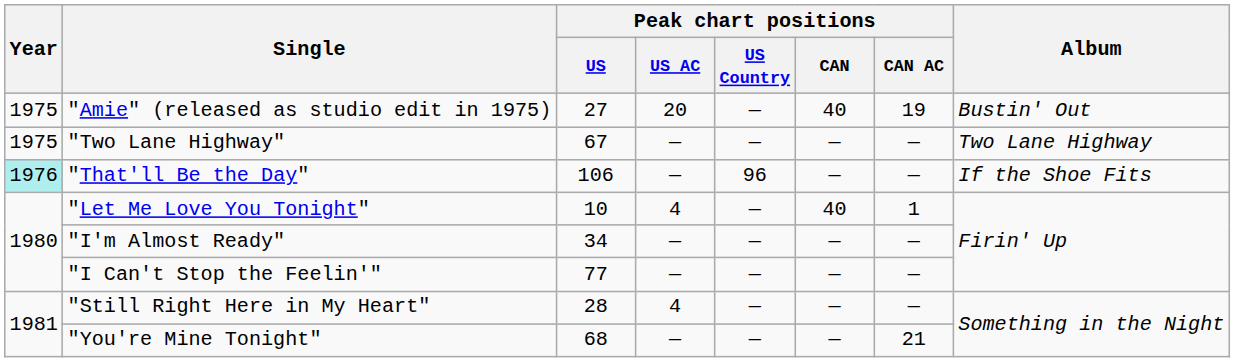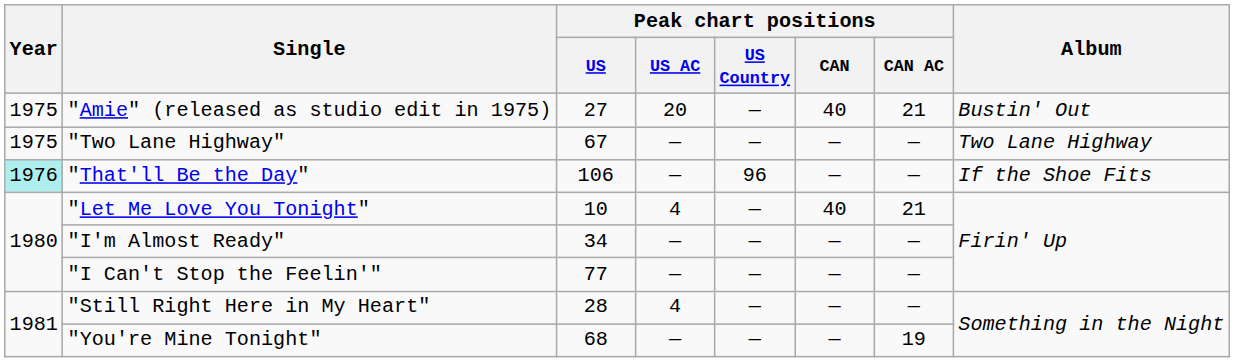(914, 110) 19 -> (914, 110) 21
(914, 209) 1 -> (914, 209) 21
(914, 340) 21 -> (914, 340) 19
